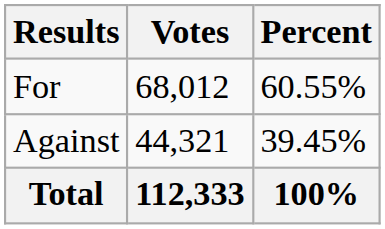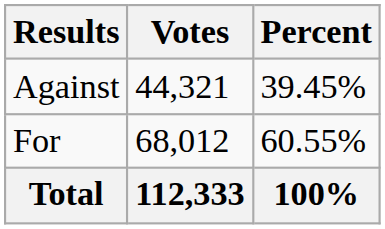rows swapped: (37, 85) <-> (66, 140)
